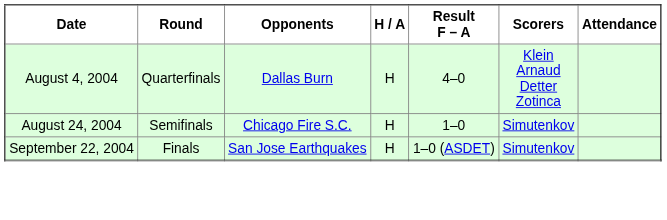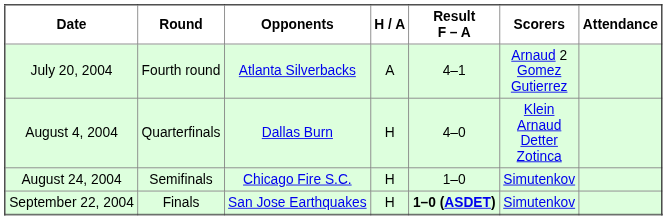+ row: (72, 71)
(454, 148) normal -> (454, 202) bold
